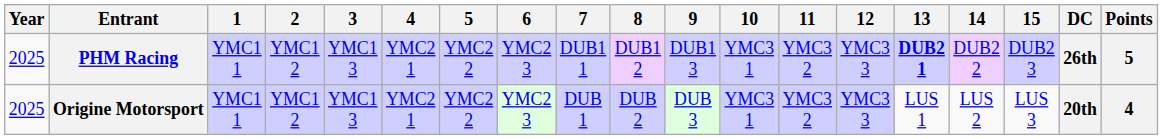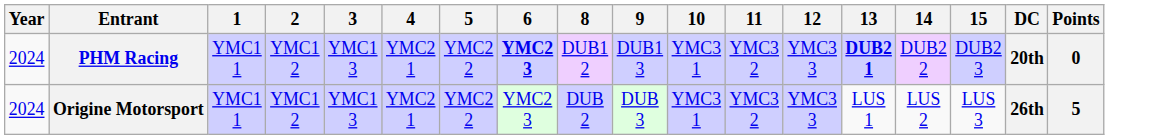- column: (583, 18)
(27, 58) 2025 -> (27, 58) 2024
(527, 58) normal -> (528, 58) bold
(1080, 58) 26th -> (1027, 58) 20th
(1129, 58) 5 -> (1076, 58) 0
(27, 109) 2025 -> (27, 109) 2024
(1080, 109) 20th -> (1027, 109) 26th
(1129, 109) 4 -> (1076, 109) 5
